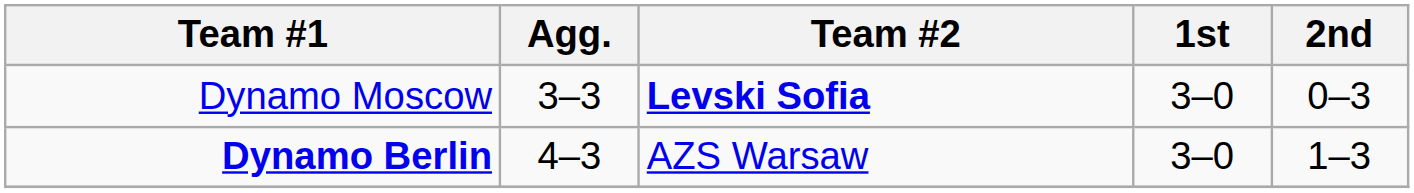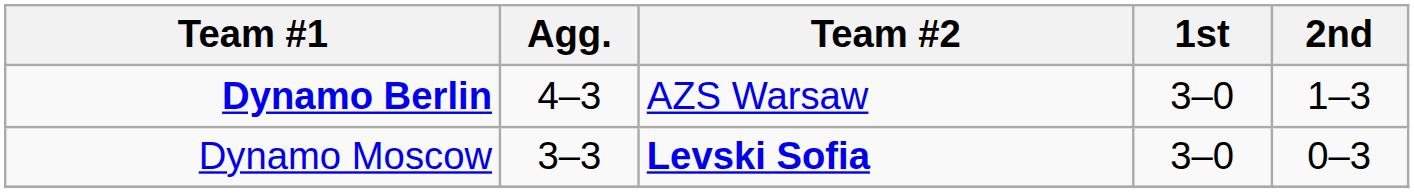rows swapped: (345, 95) <-> (357, 156)
